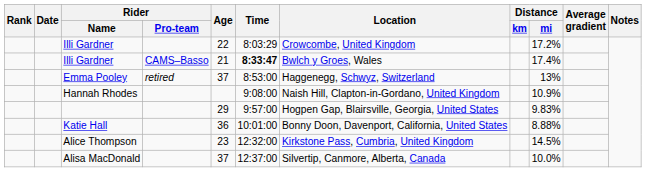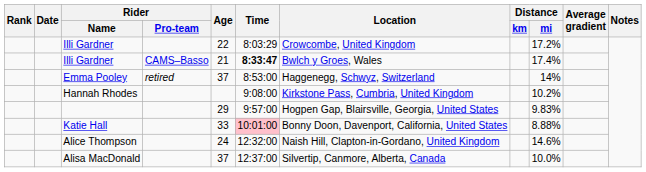(550, 77) 13% -> (550, 77) 14%
(391, 93) Naish Hill, Clapton-in-Gordano, United Kingdom -> (378, 93) Kirkstone Pass, Cumbria, United Kingdom
(546, 93) 10.9% -> (546, 93) 10.2%
(223, 126) 36 -> (223, 126) 33
(257, 126) no background -> (257, 126) pink background
(223, 142) 23 -> (223, 142) 24
(378, 142) Kirkstone Pass, Cumbria, United Kingdom -> (391, 142) Naish Hill, Clapton-in-Gordano, United Kingdom
(546, 142) 14.5% -> (546, 142) 14.6%
